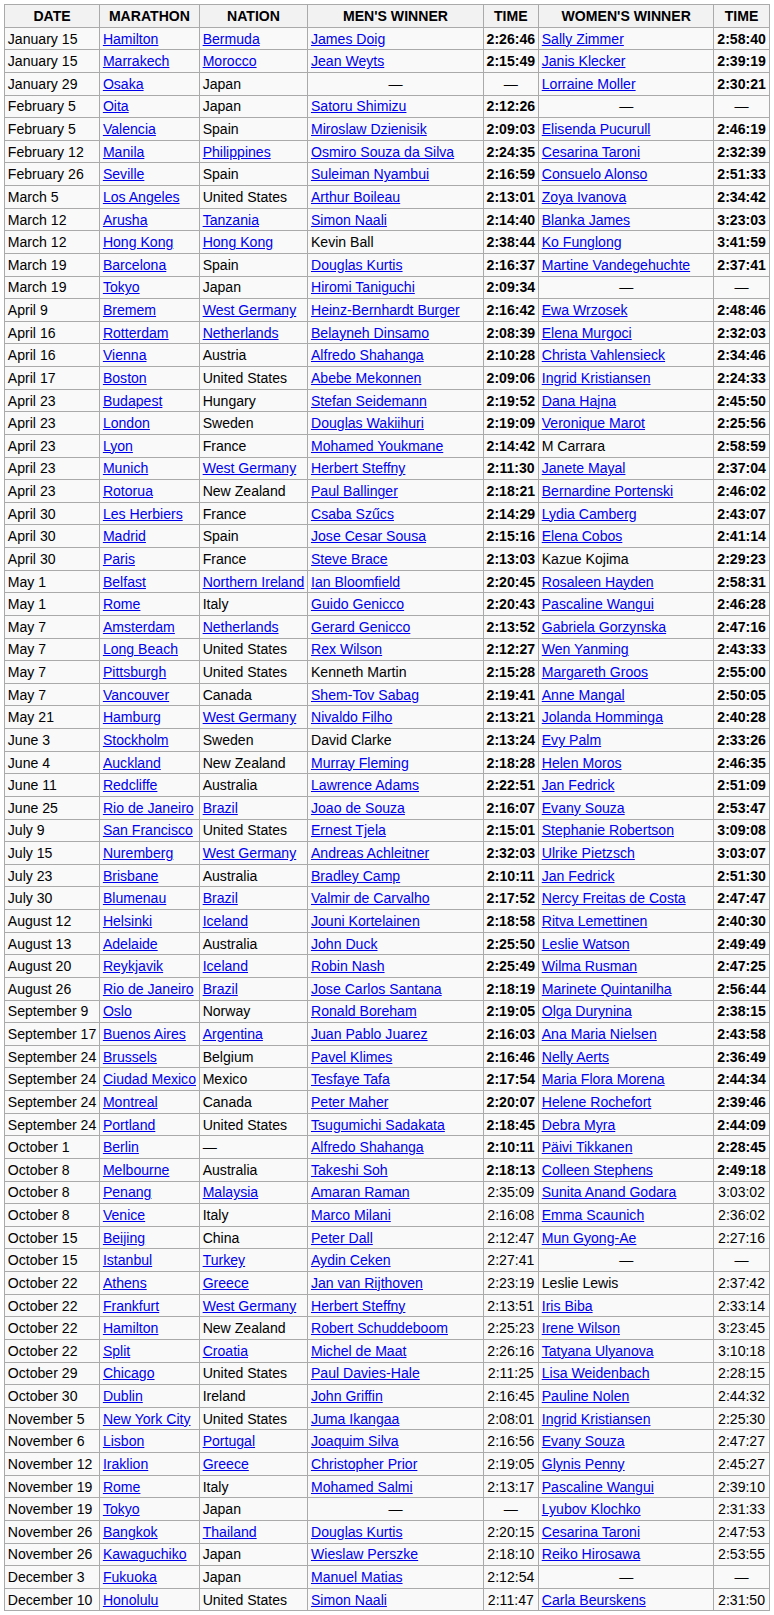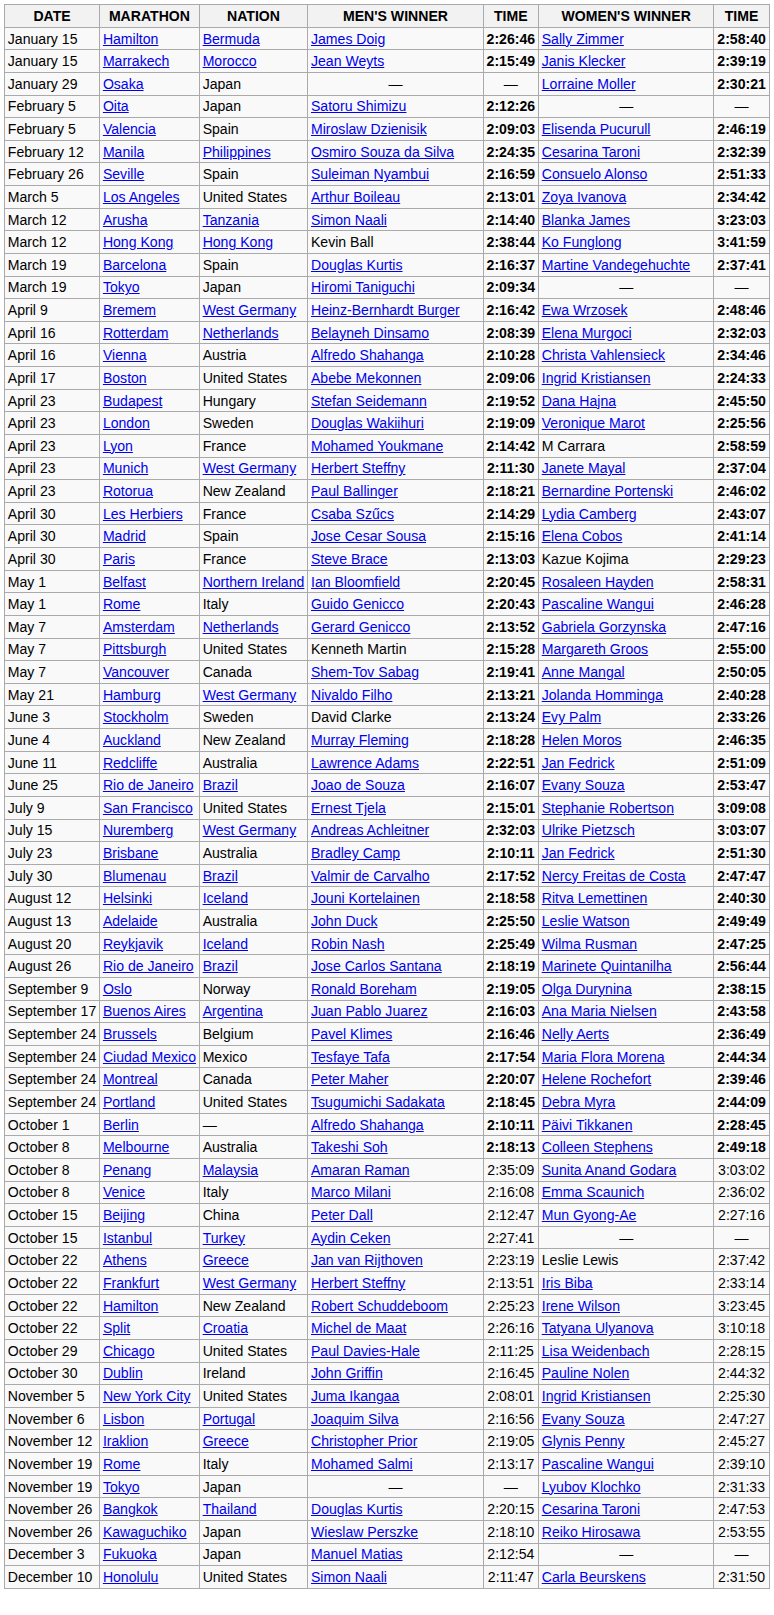- row: (140, 649)
